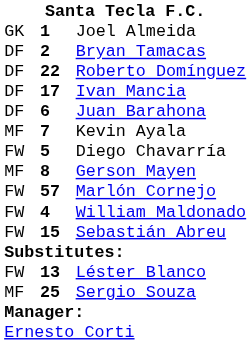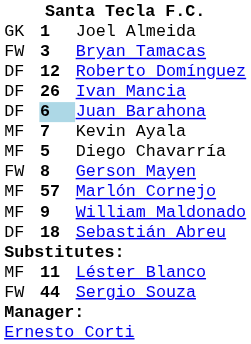(14, 52) DF -> (14, 52) FW
(45, 52) 2 -> (45, 52) 3
(50, 72) 22 -> (50, 72) 12
(50, 92) 17 -> (50, 92) 26
(45, 112) no background -> (45, 112) lightblue background
(14, 152) FW -> (14, 152) MF
(14, 172) MF -> (14, 172) FW
(14, 192) FW -> (14, 192) MF
(14, 212) FW -> (14, 212) MF
(45, 212) 4 -> (45, 212) 9
(14, 232) FW -> (14, 232) DF
(50, 232) 15 -> (50, 232) 18
(14, 272) FW -> (14, 272) MF
(50, 272) 13 -> (50, 272) 11
(14, 292) MF -> (14, 292) FW
(50, 292) 25 -> (50, 292) 44
